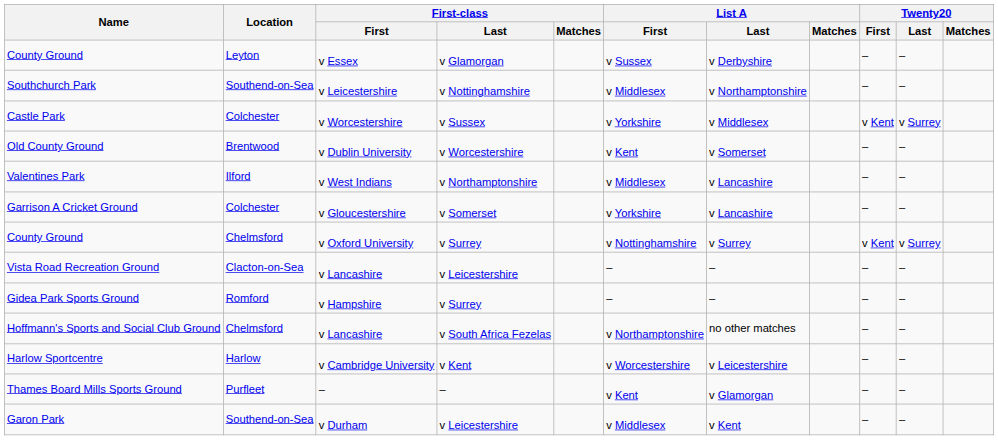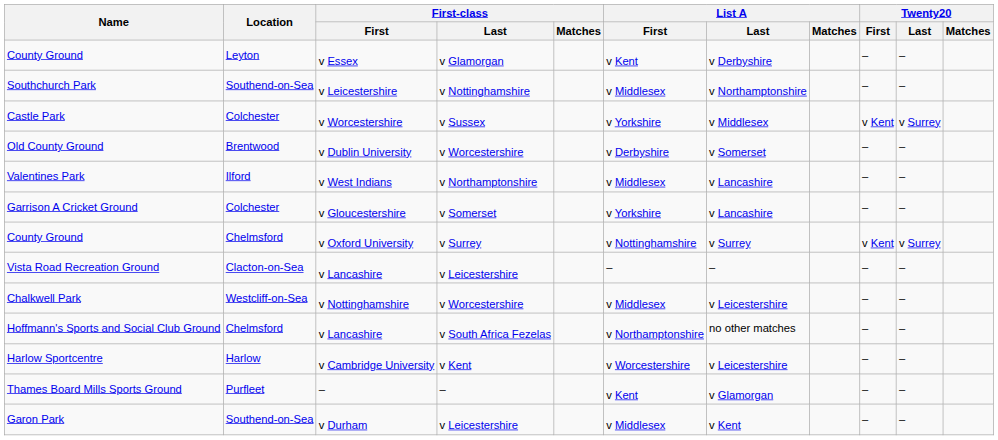(629, 61) v Sussex -> (622, 61) v Kent
(622, 152) v Kent -> (638, 152) v Derbyshire
+ row: (44, 298)
- row: (73, 298)
